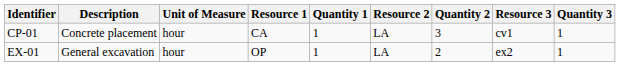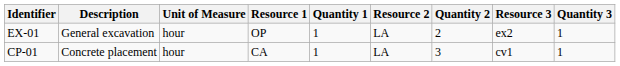rows swapped: (22, 33) <-> (23, 52)
